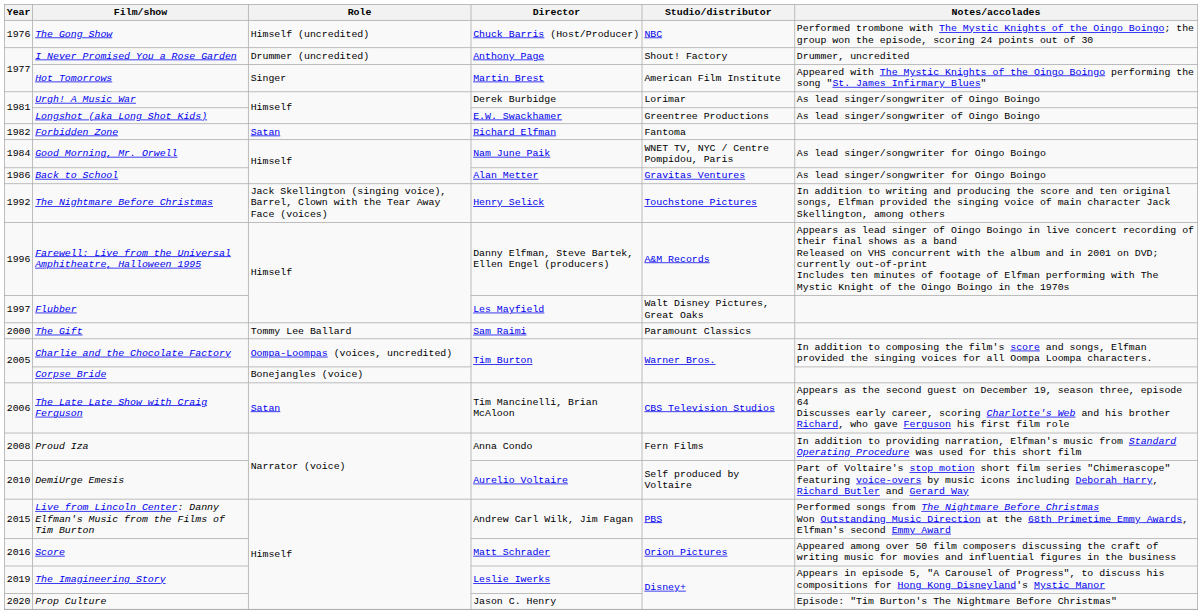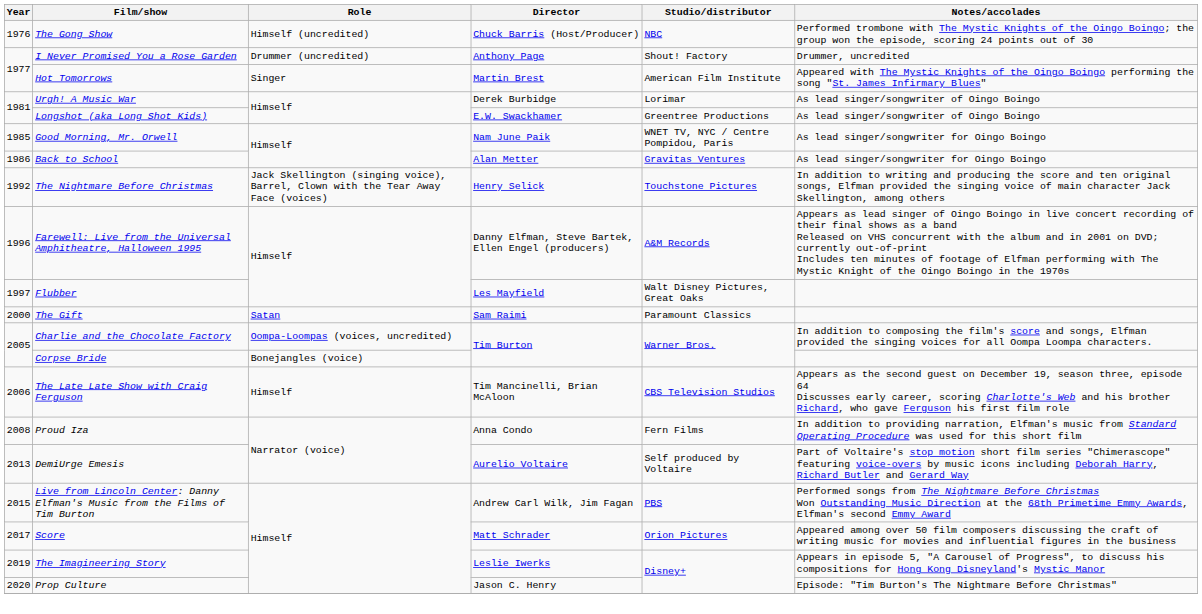- row: (77, 132)
(19, 154) 1984 -> (19, 138) 1985
(301, 331) Tommy Lee Ballard -> (265, 315) Satan
(265, 408) Satan -> (271, 392) Himself
(19, 480) 2010 -> (19, 464) 2013
(19, 552) 2016 -> (19, 536) 2017
